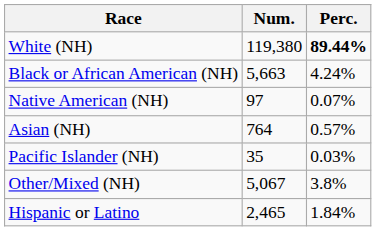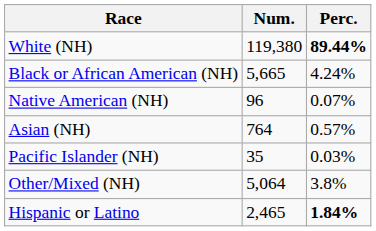(266, 73) 5,663 -> (266, 73) 5,665
(255, 101) 97 -> (255, 101) 96
(266, 184) 5,067 -> (266, 184) 5,064
(333, 211) normal -> (334, 211) bold
